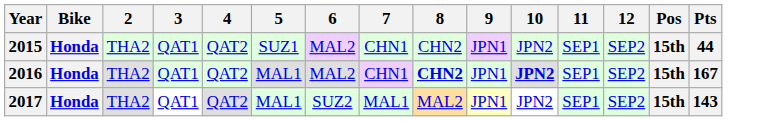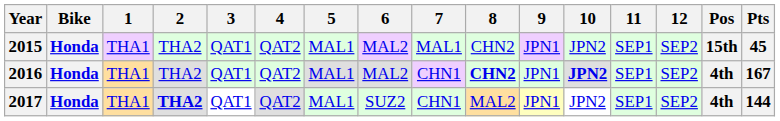+ column: (128, 18)
(279, 46) SUZ1 -> (331, 46) MAL1
(386, 46) CHN1 -> (439, 46) MAL1
(705, 46) 44 -> (758, 46) 45
(669, 74) 15th -> (722, 74) 4th
(128, 102) normal -> (180, 102) bold
(386, 102) MAL1 -> (439, 102) CHN1
(669, 102) 15th -> (722, 102) 4th
(705, 102) 143 -> (758, 102) 144
